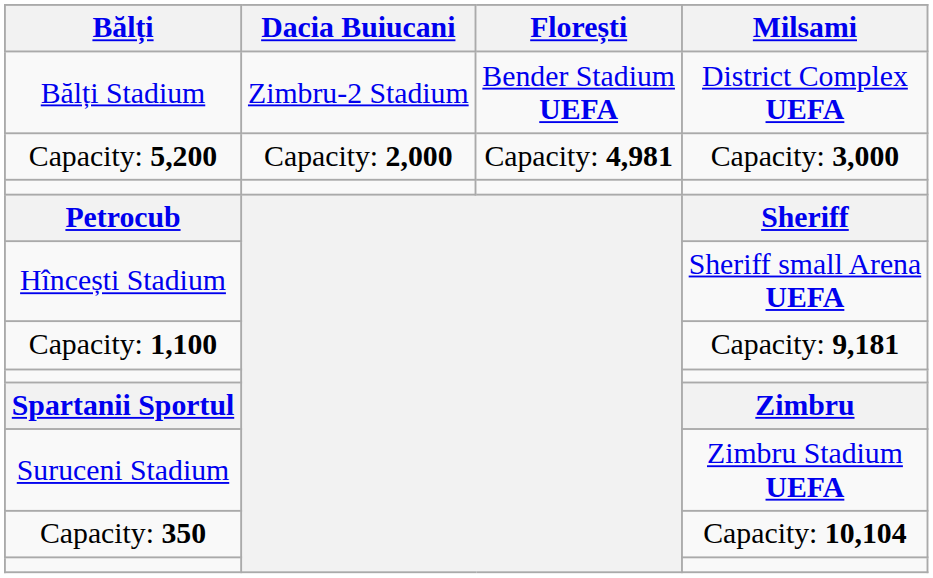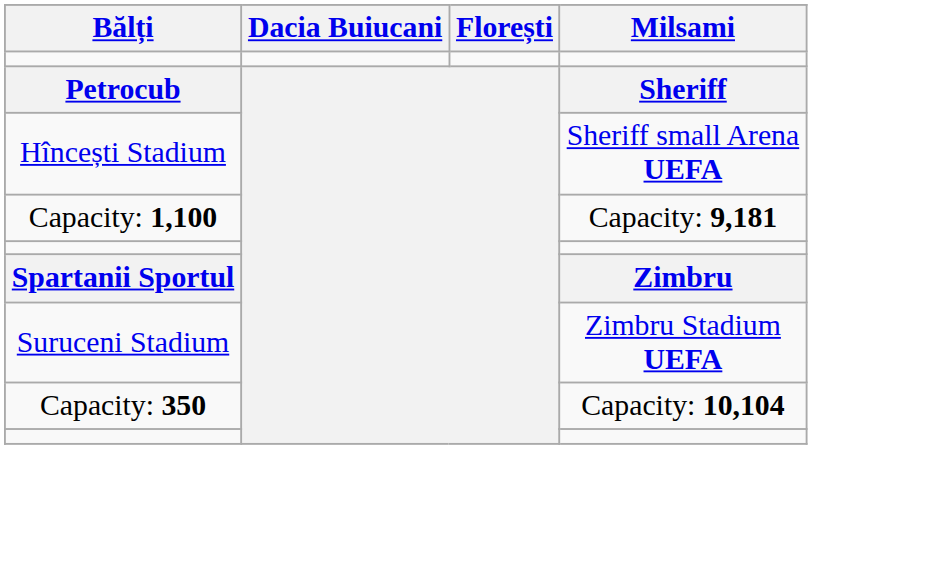- row: (123, 92)
- row: (123, 155)
